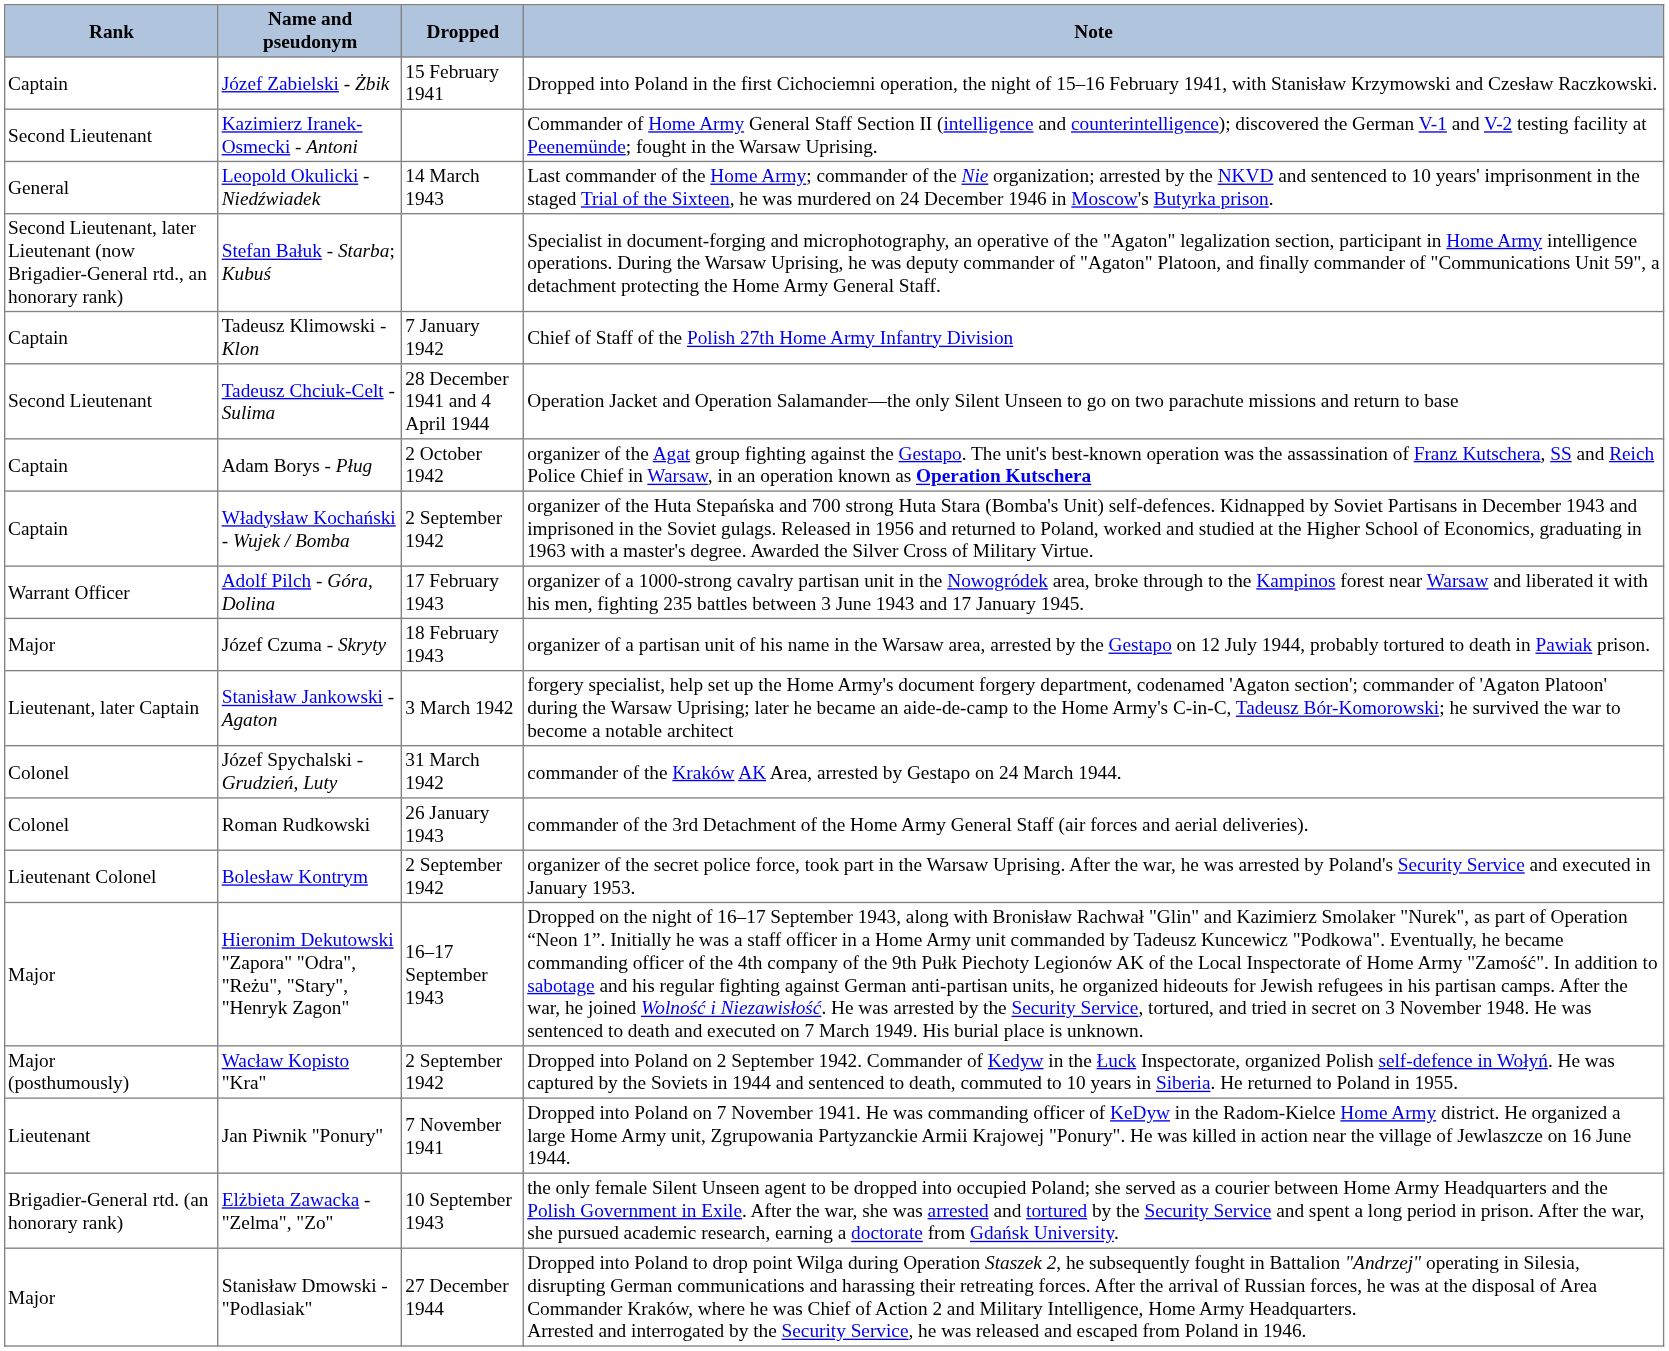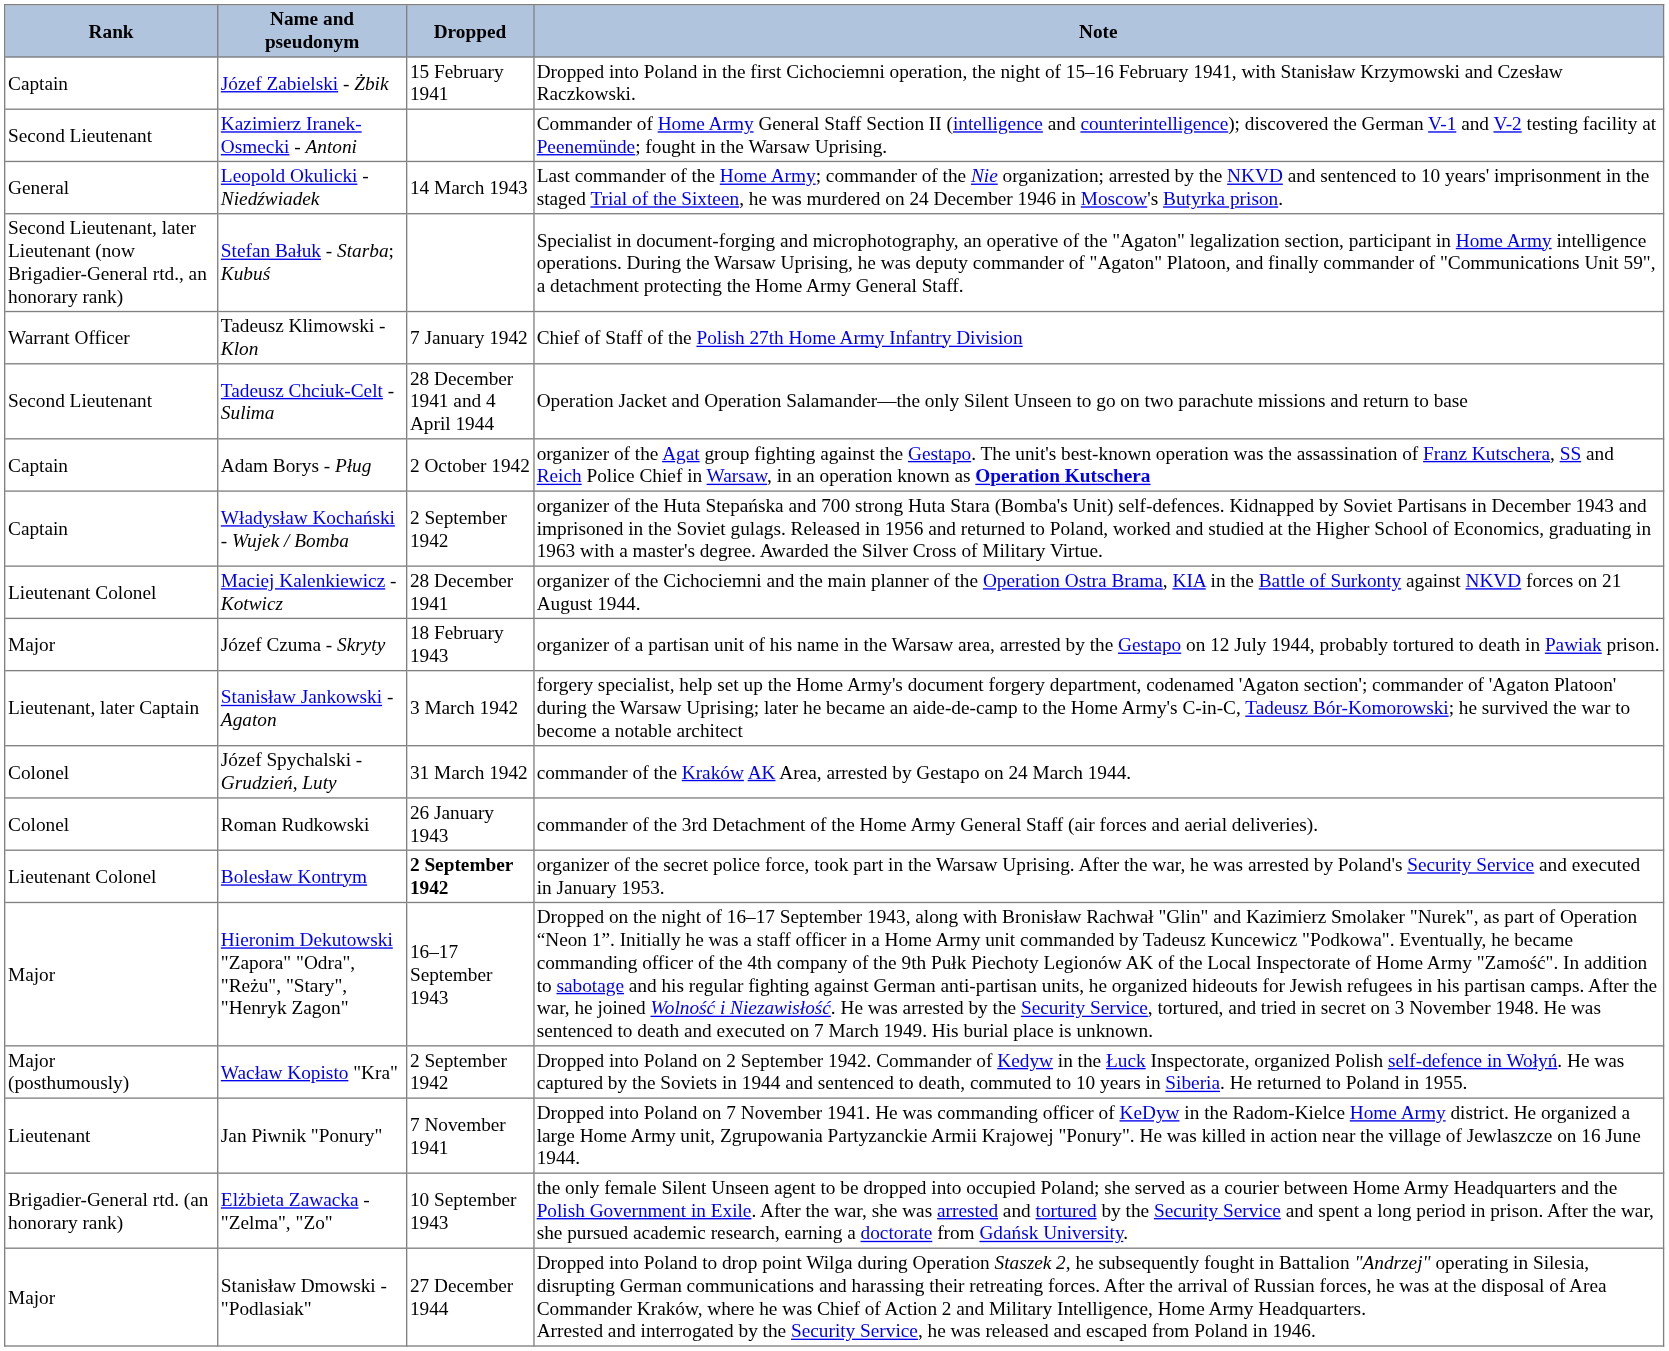(38, 337) Captain -> (69, 337) Warrant Officer
- row: (297, 592)
+ row: (309, 592)
(454, 876) normal -> (461, 876) bold
